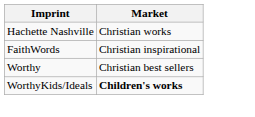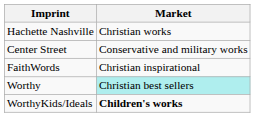+ row: (37, 49)
(146, 67) no background -> (146, 85) paleturquoise background
